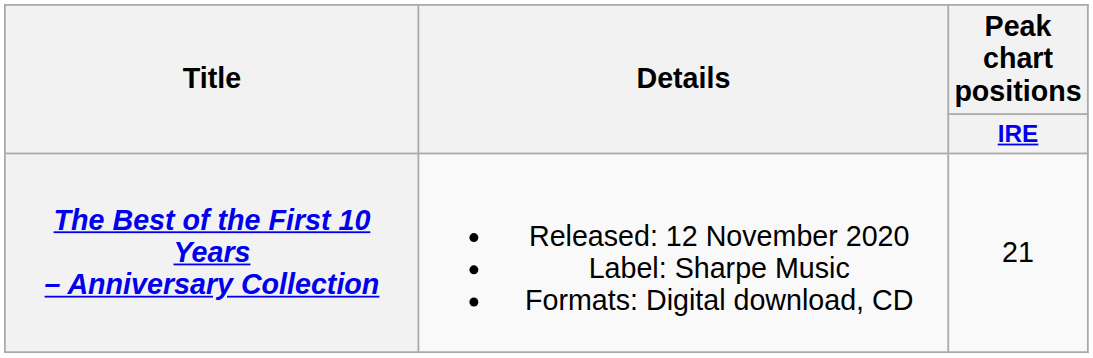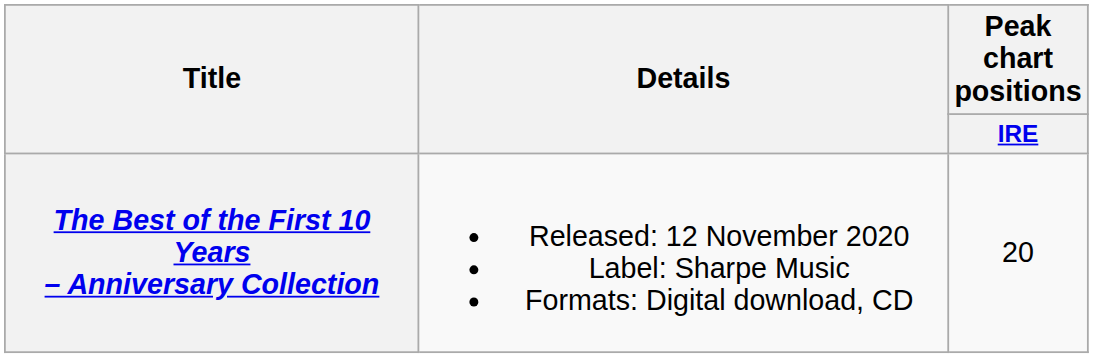(1018, 252) 21 -> (1018, 252) 20
